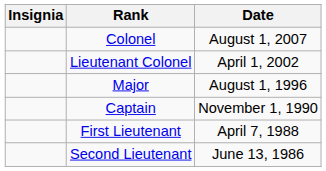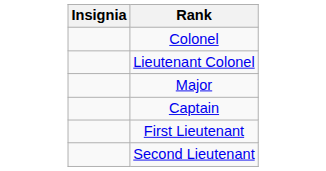- column: (258, 16)
